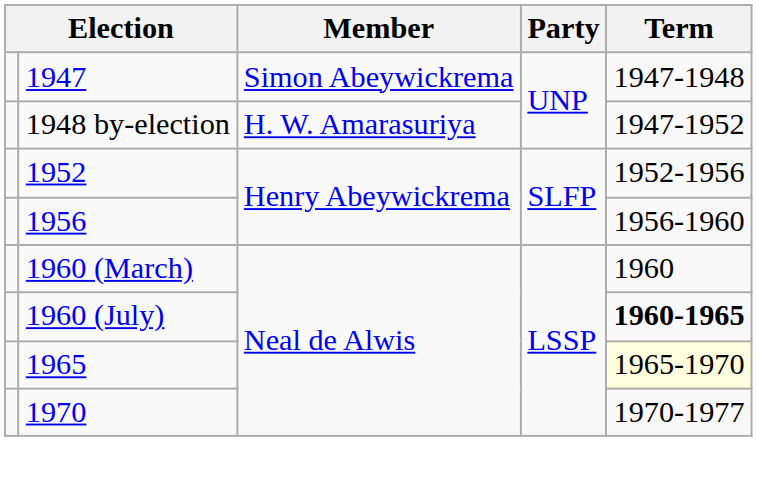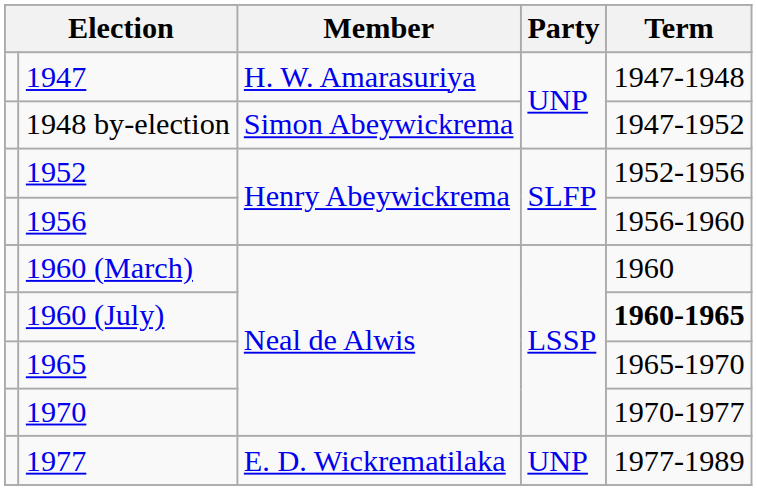(379, 76) Simon Abeywickrema -> (360, 76) H. W. Amarasuriya
(360, 124) H. W. Amarasuriya -> (379, 124) Simon Abeywickrema
(679, 364) lightyellow background -> (679, 364) no background
+ row: (56, 460)
